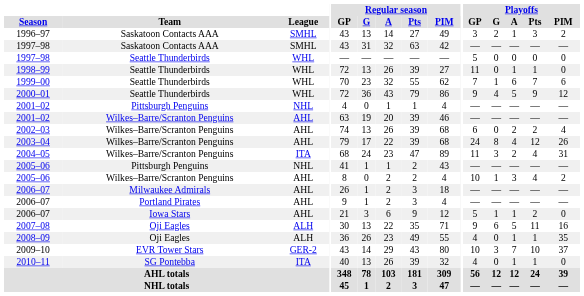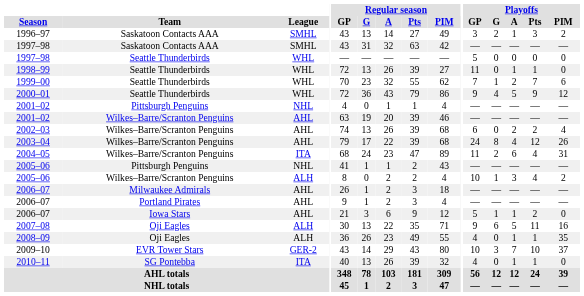(514, 82) 6 -> (514, 82) 2
(496, 154) 3 -> (496, 154) 2
(514, 154) 2 -> (514, 154) 6
(303, 178) AHL -> (303, 178) ALH
